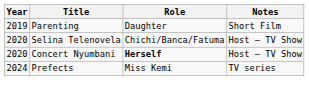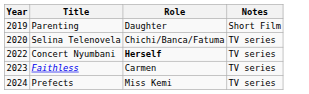(265, 40) Host – TV Show -> (252, 40) TV series
(17, 54) 2020 -> (17, 54) 2022
(265, 54) Host – TV Show -> (252, 54) TV series
+ row: (55, 68)
